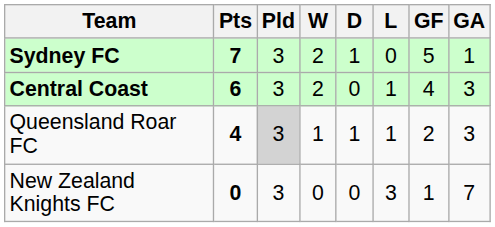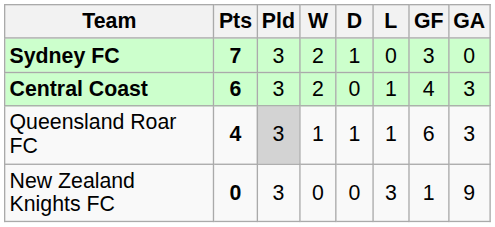(429, 55) 5 -> (429, 55) 3
(469, 55) 1 -> (469, 55) 0
(429, 134) 2 -> (429, 134) 6
(469, 192) 7 -> (469, 192) 9
